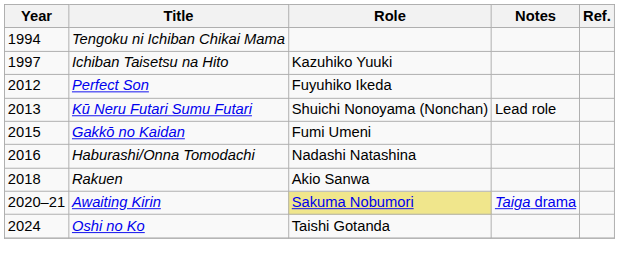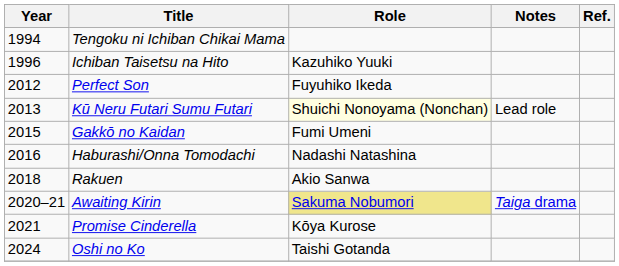(24, 62) 1997 -> (24, 62) 1996
(390, 109) no background -> (390, 109) lightyellow background
+ row: (134, 226)
